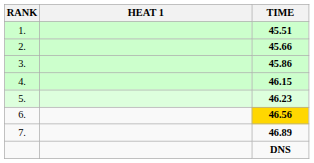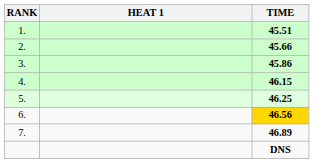(280, 98) 46.23 -> (280, 98) 46.25
